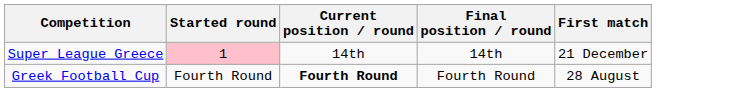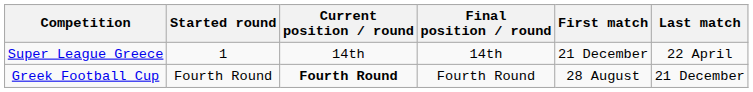+ column: (700, 24)
(223, 54) pink background -> (223, 54) no background
